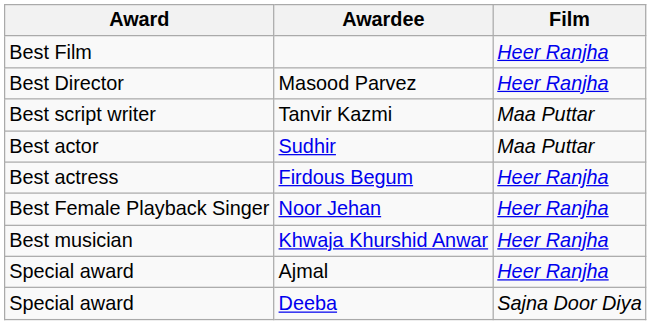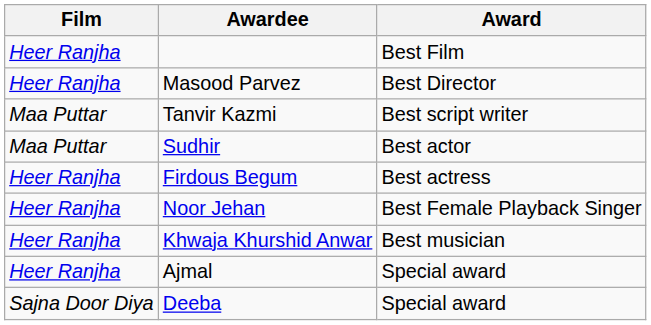columns swapped: (139, 20) <-> (569, 20)
